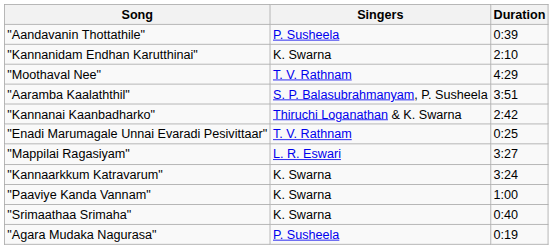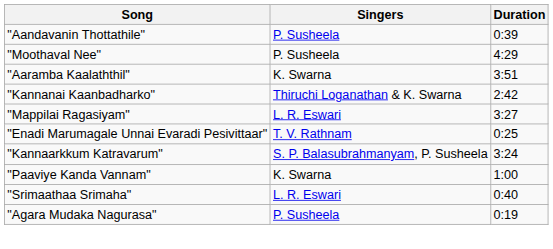- row: (103, 55)
(312, 75) T. V. Rathnam -> (306, 55) P. Susheela
(380, 94) S. P. Balasubrahmanyam, P. Susheela -> (302, 75) K. Swarna
rows swapped: (69, 154) <-> (137, 134)
(302, 174) K. Swarna -> (380, 154) S. P. Balasubrahmanyam, P. Susheela
(302, 214) K. Swarna -> (307, 194) L. R. Eswari
